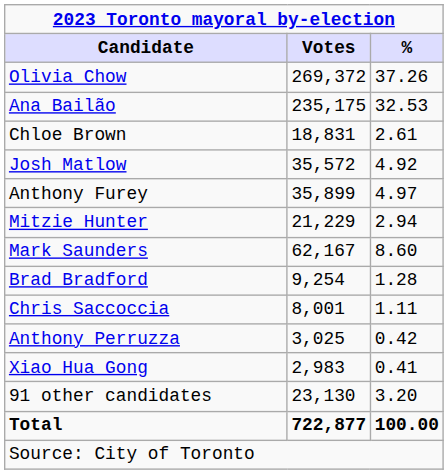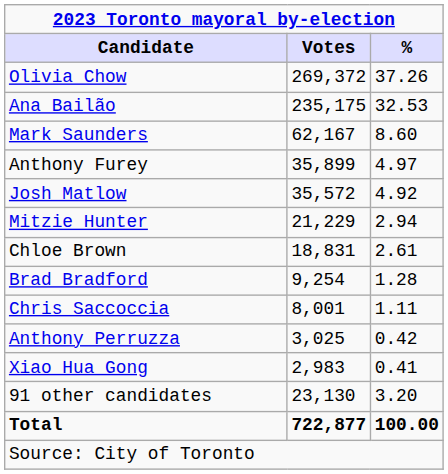rows swapped: (78, 251) <-> (68, 135)
rows swapped: (78, 193) <-> (68, 164)
